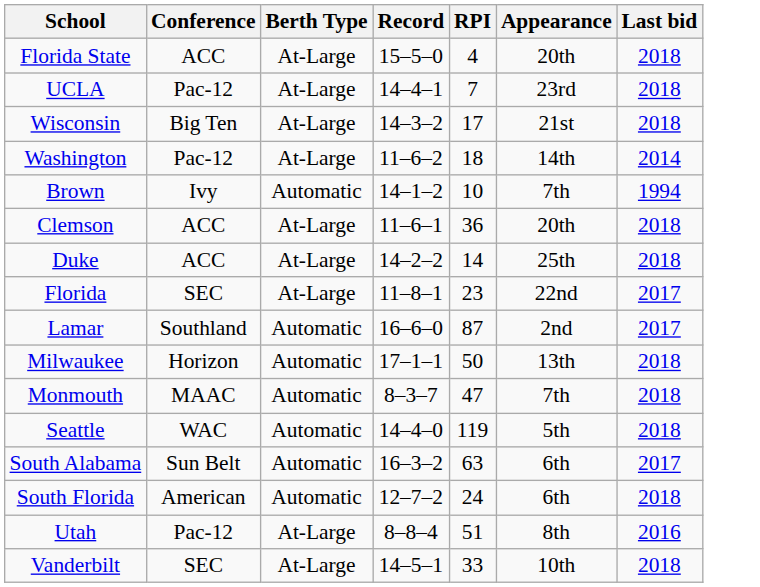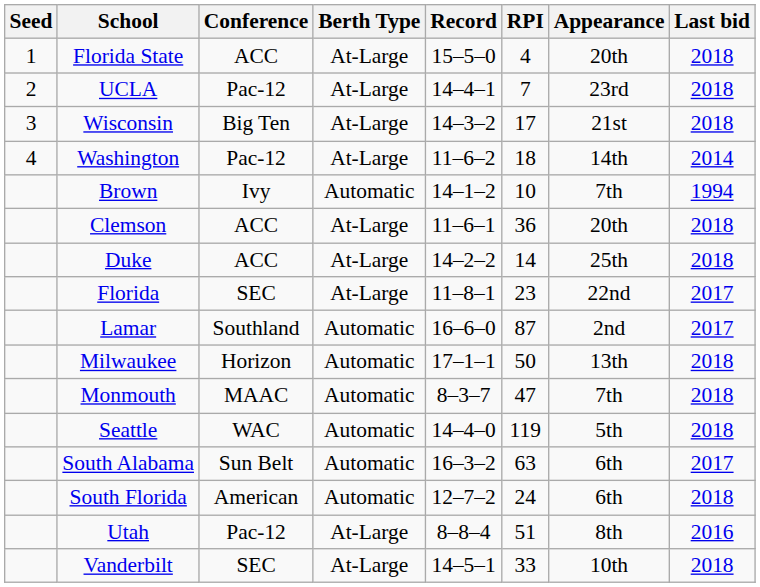+ column: (31, 21)
